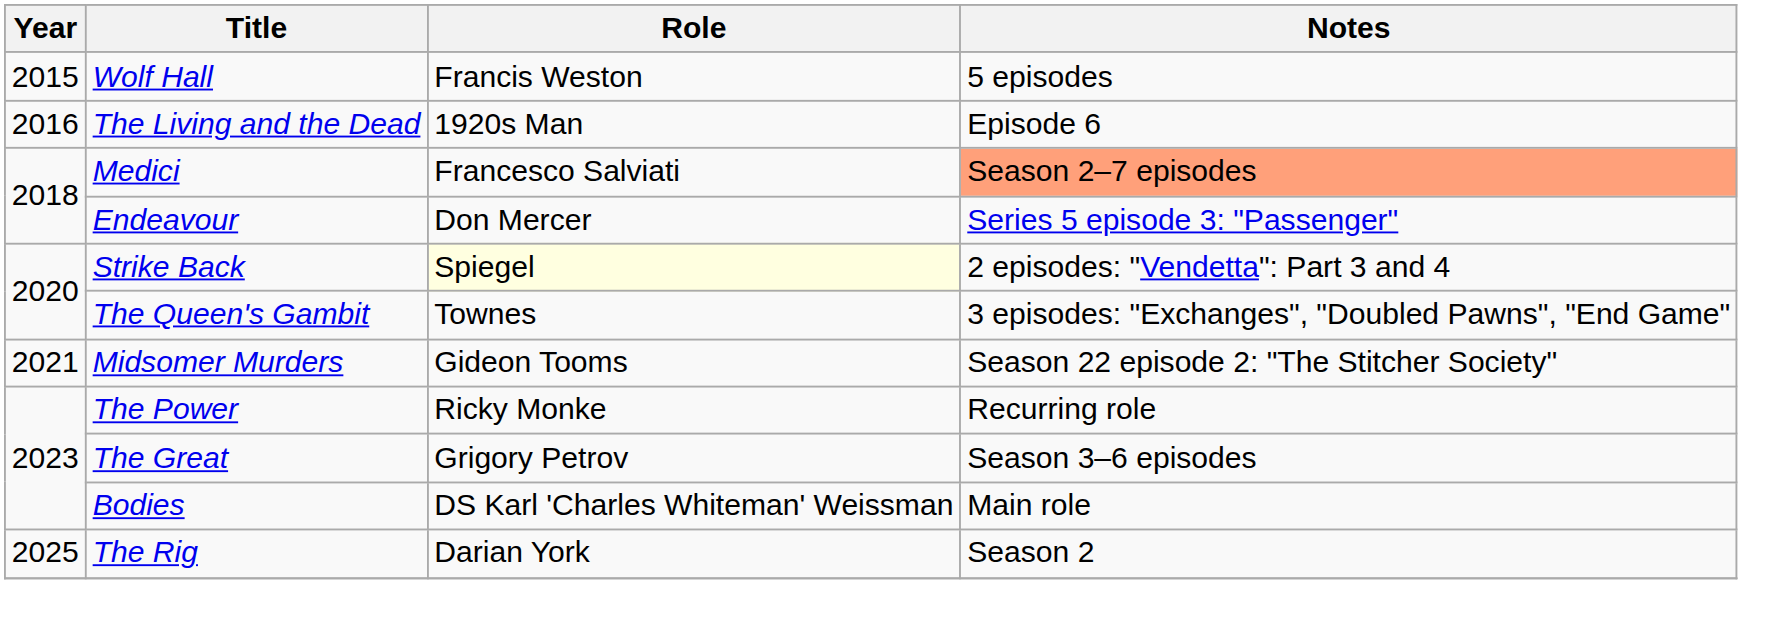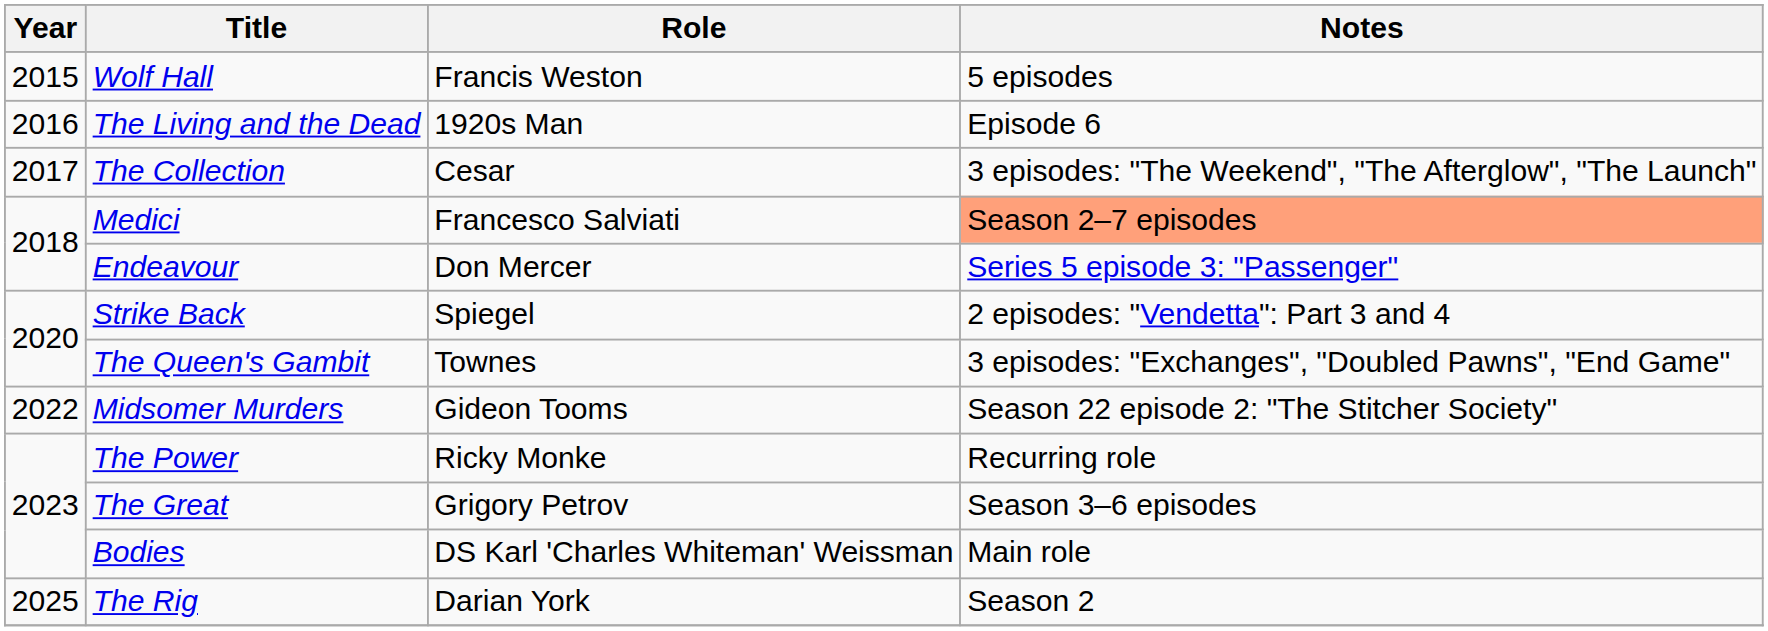+ row: (189, 171)
(484, 266) lightyellow background -> (484, 314) no background
(45, 362) 2021 -> (45, 409) 2022
